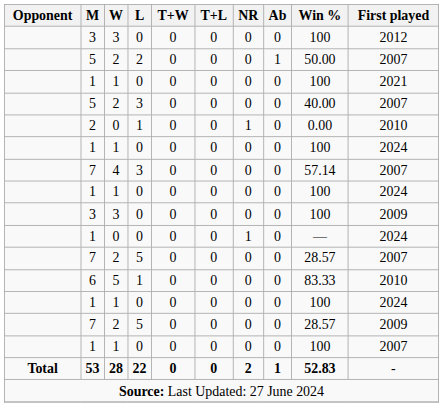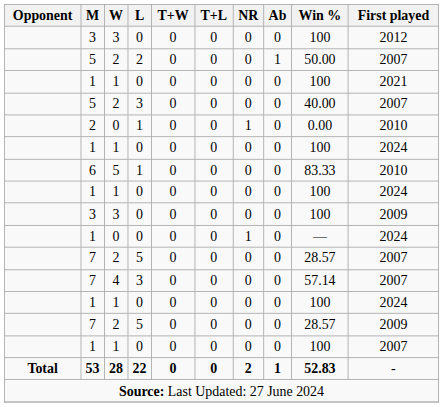rows swapped: (93, 170) <-> (93, 280)
